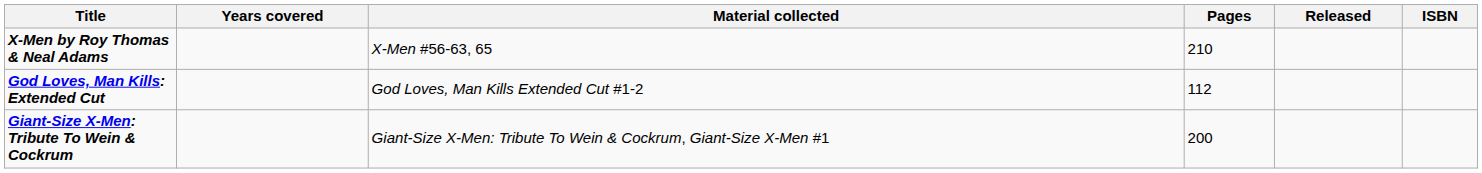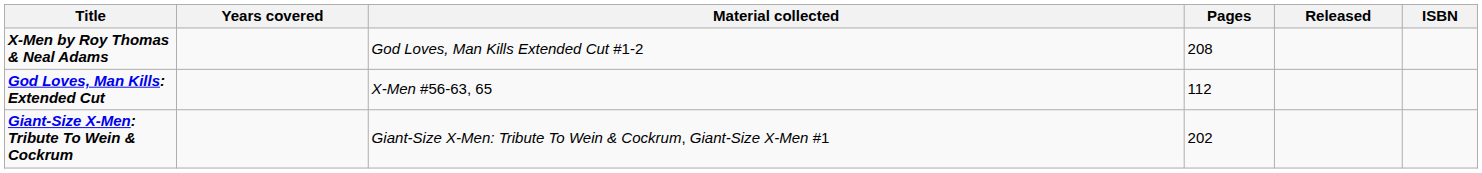(432, 48) X-Men #56-63, 65 -> (507, 48) God Loves, Man Kills Extended Cut #1-2
(1200, 48) 210 -> (1200, 48) 208
(507, 89) God Loves, Man Kills Extended Cut #1-2 -> (432, 89) X-Men #56-63, 65
(1200, 138) 200 -> (1200, 138) 202
